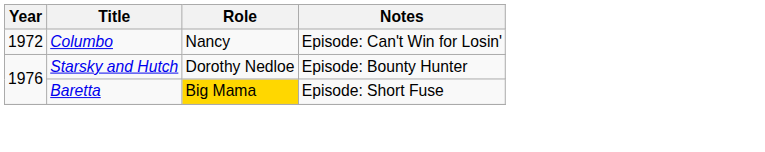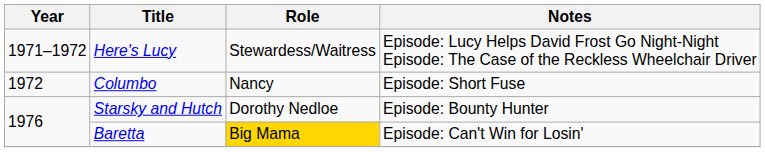+ row: (135, 50)
(402, 41) Episode: Can't Win for Losin' -> (454, 84) Episode: Short Fuse
(373, 91) Episode: Short Fuse -> (483, 134) Episode: Can't Win for Losin'
